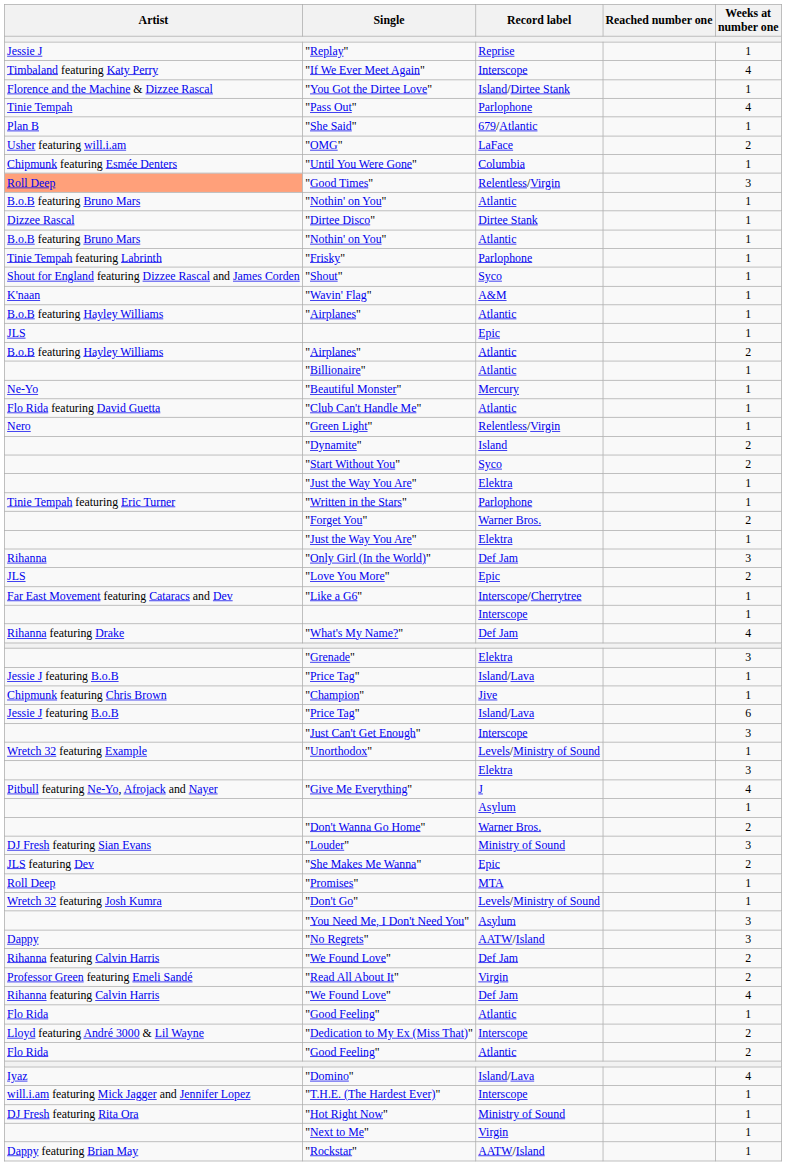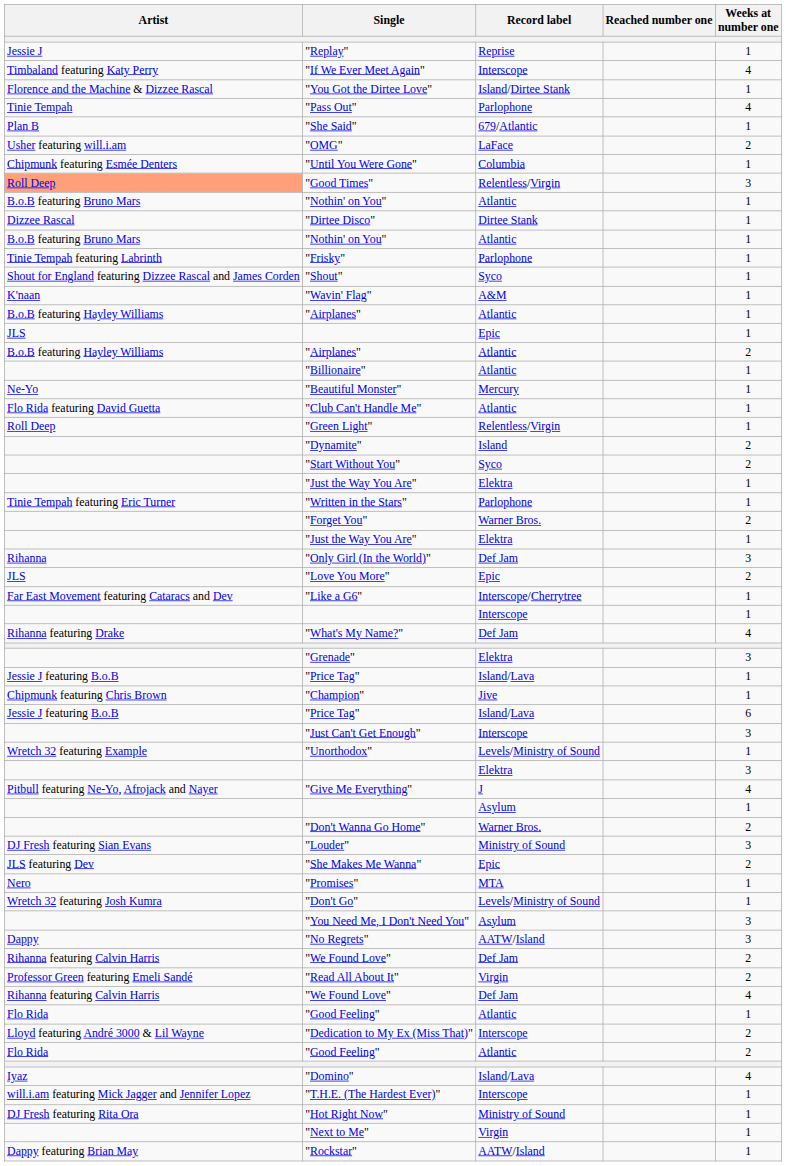(19, 426) Nero -> (31, 426) Roll Deep
(31, 883) Roll Deep -> (19, 883) Nero
